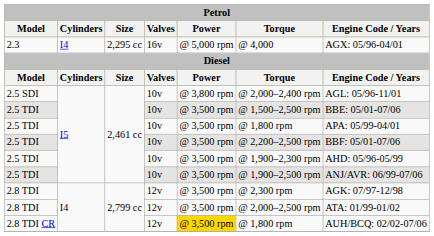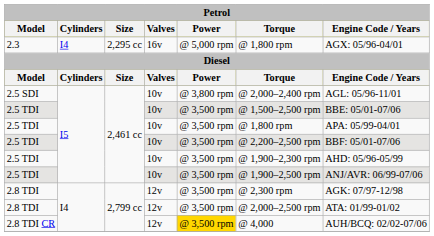(256, 45) @ 4,000 -> (265, 45) @ 1,800 rpm
(265, 223) @ 1,800 rpm -> (256, 223) @ 4,000
